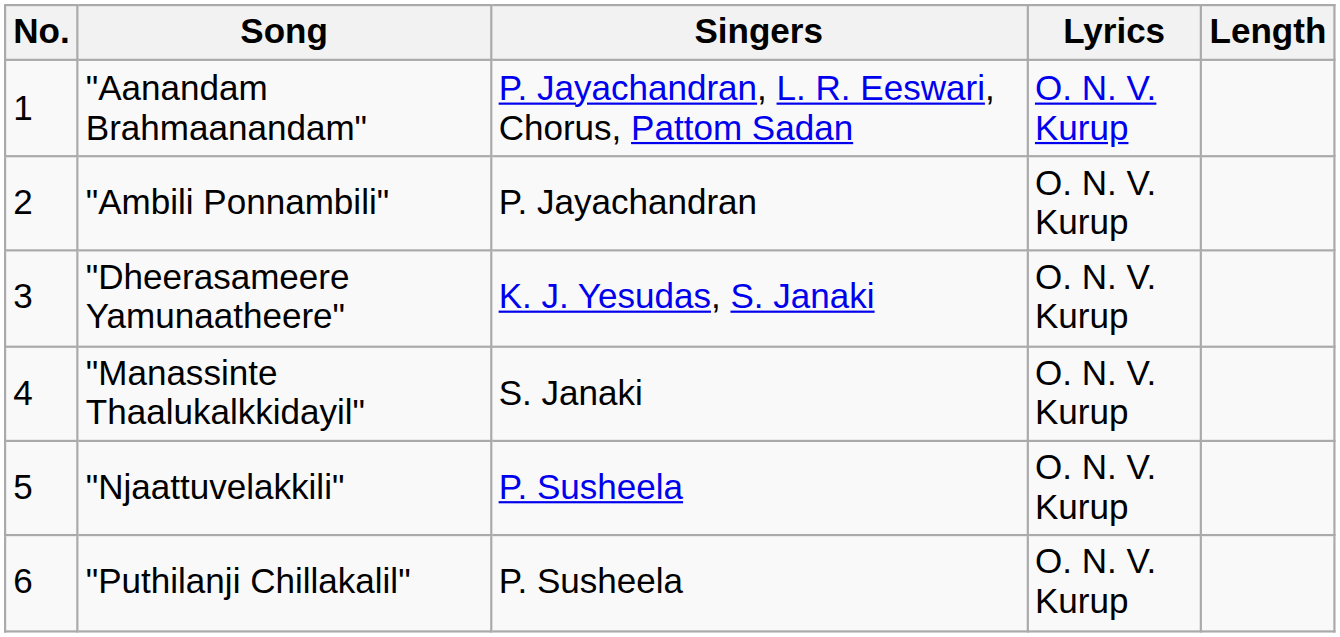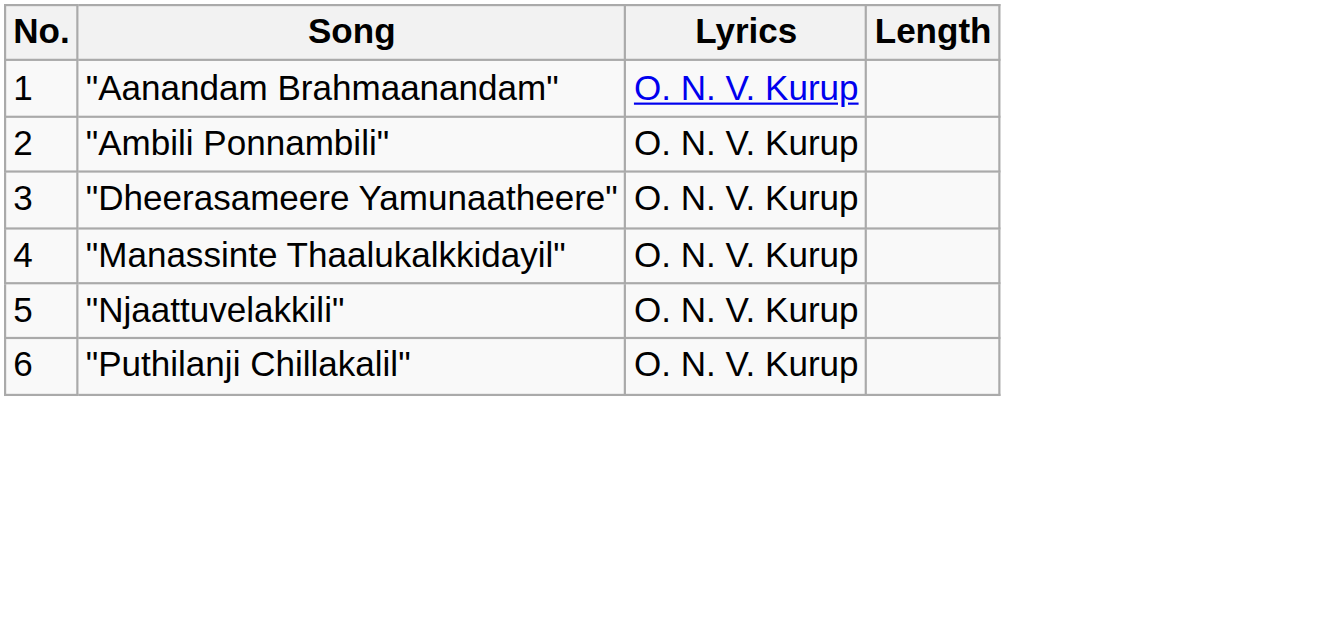- column: (759, 32)
